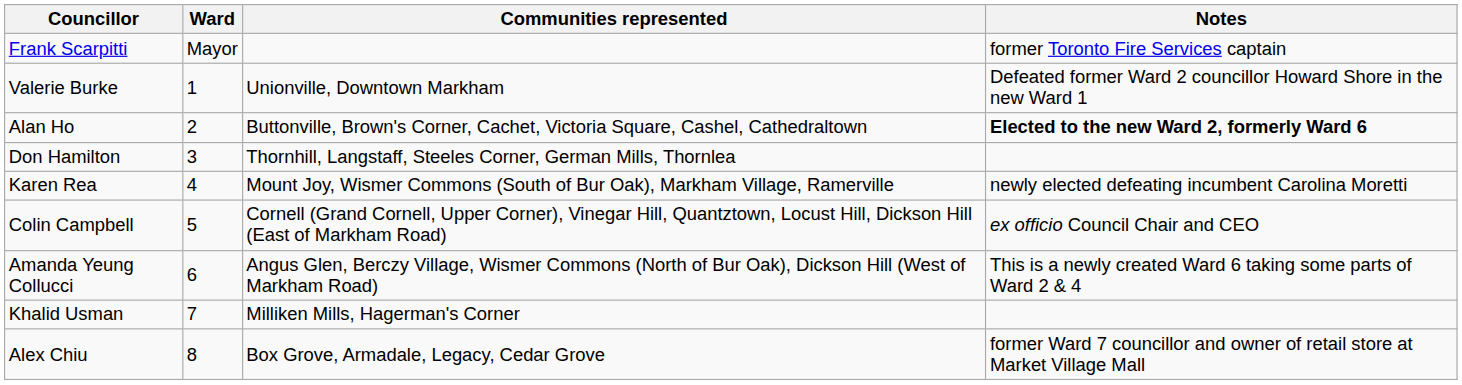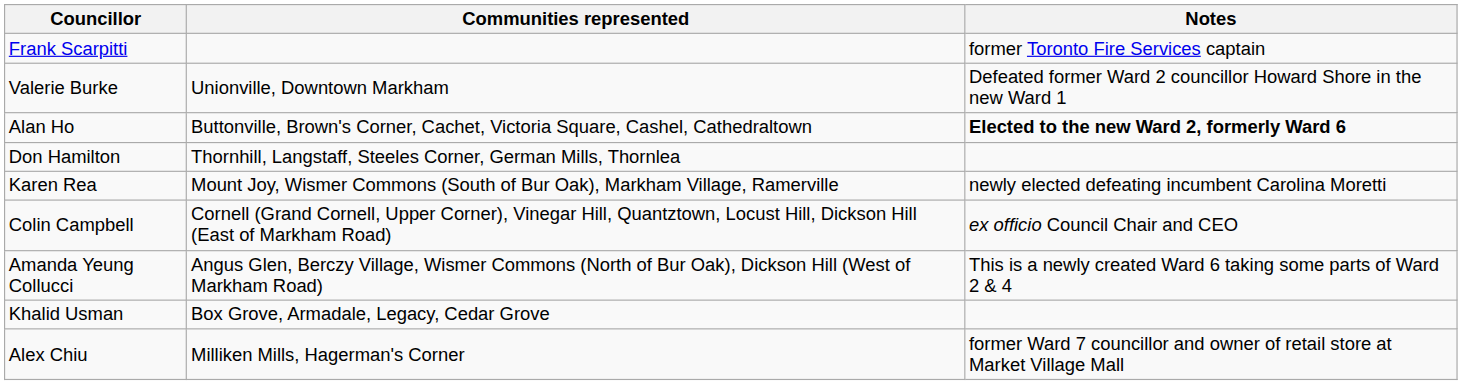- column: (212, 19)
(383, 314) Milliken Mills, Hagerman's Corner -> (370, 314) Box Grove, Armadale, Legacy, Cedar Grove
(426, 354) Box Grove, Armadale, Legacy, Cedar Grove -> (328, 354) Milliken Mills, Hagerman's Corner
